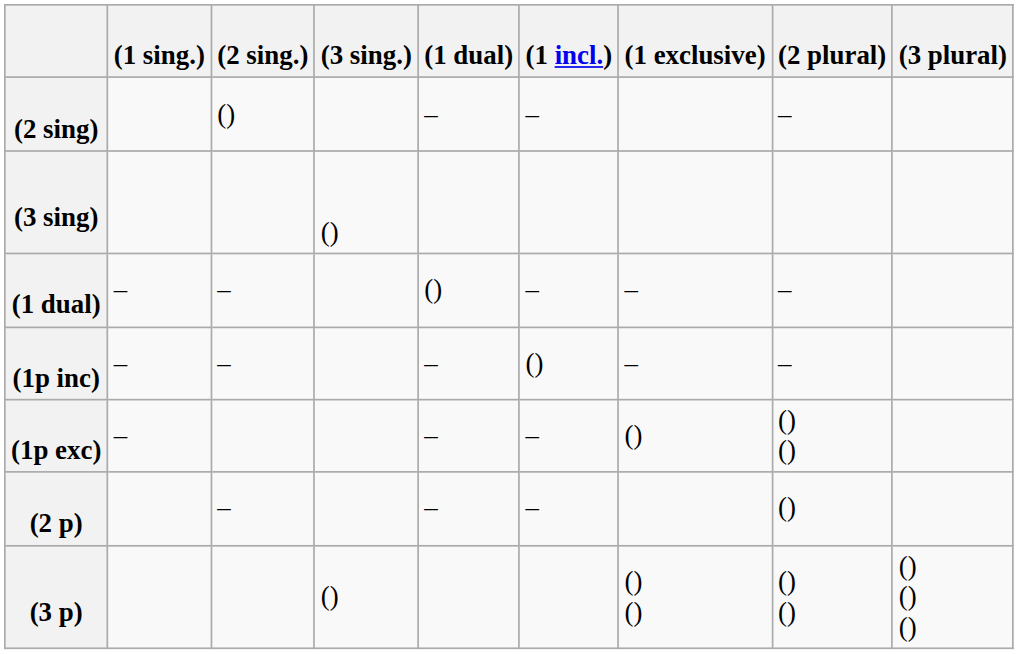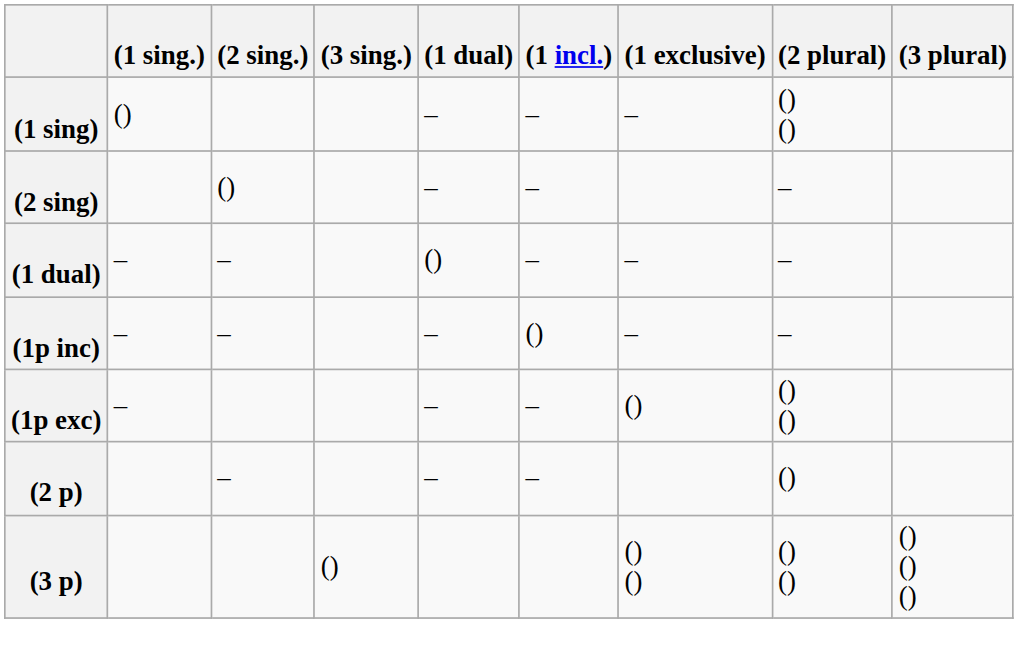+ row: (56, 128)
- row: (56, 216)
